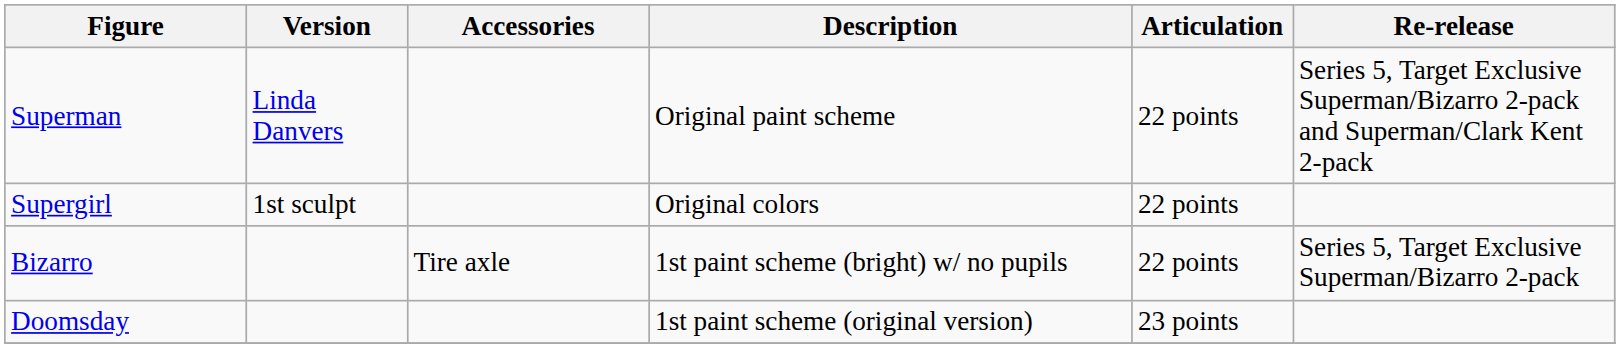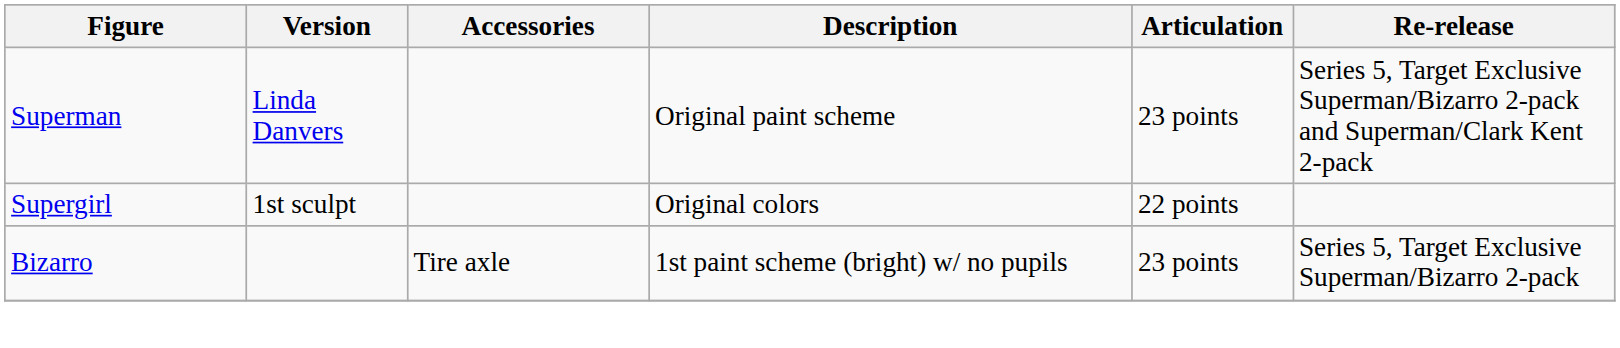(1188, 115) 22 points -> (1188, 115) 23 points
(1188, 262) 22 points -> (1188, 262) 23 points
- row: (70, 321)
